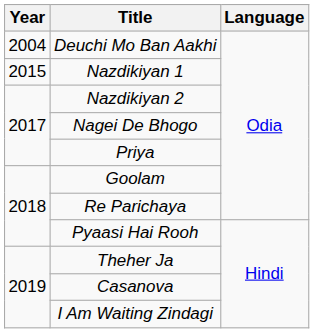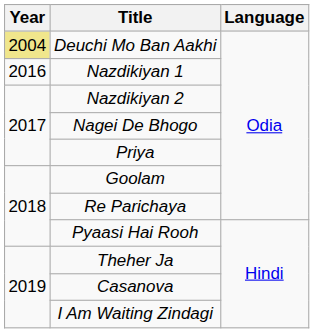(27, 44) no background -> (27, 44) khaki background
(27, 71) 2015 -> (27, 71) 2016
